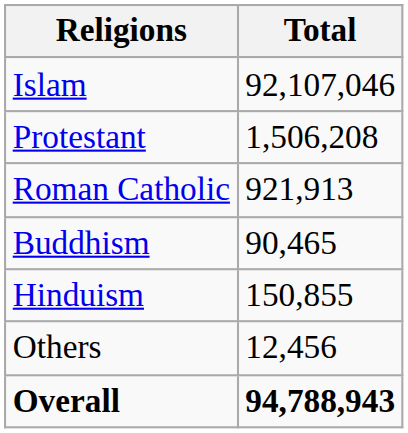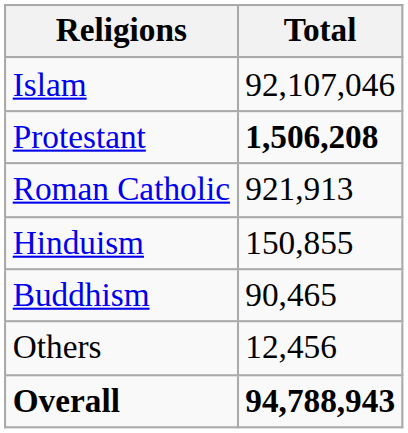(312, 136) normal -> (312, 136) bold
rows swapped: (78, 294) <-> (81, 242)
